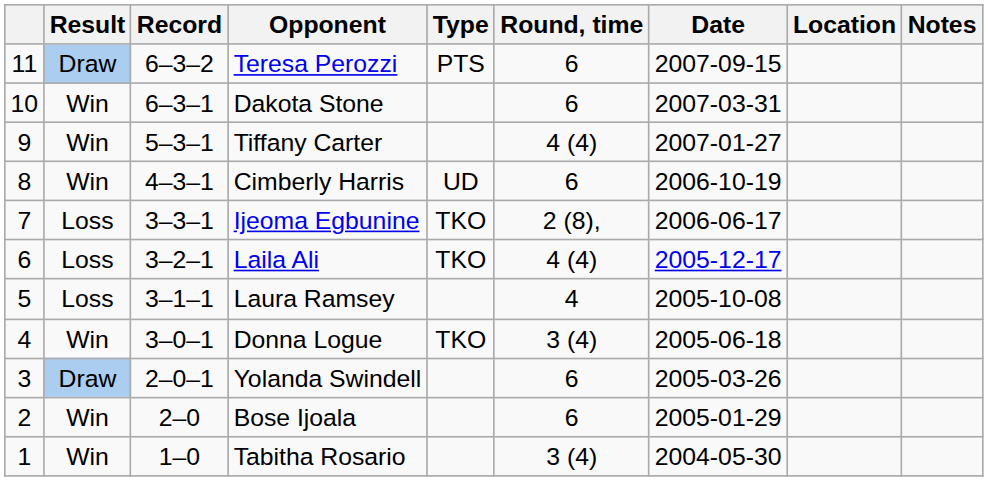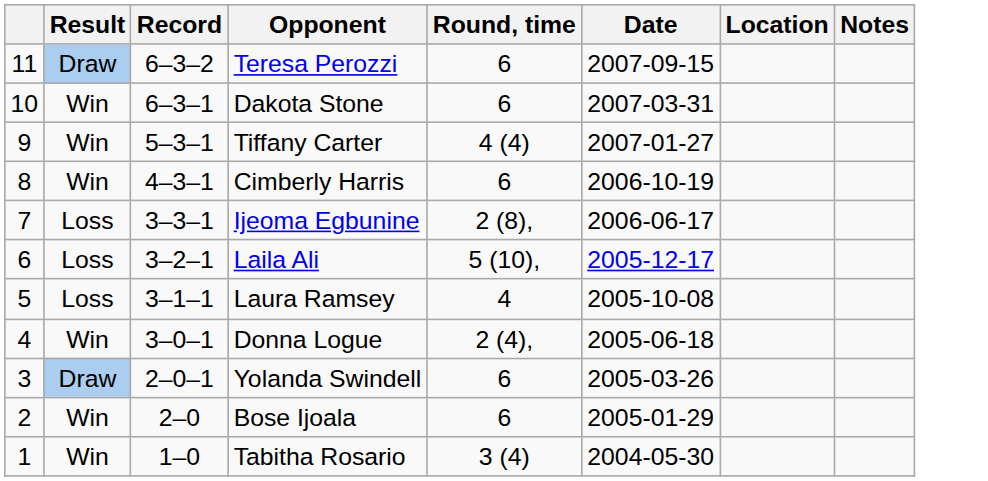- column: (461, 25)
(572, 260) 4 (4) -> (504, 260) 5 (10),
(572, 338) 3 (4) -> (504, 338) 2 (4),
